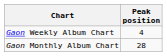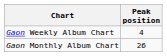(141, 45) 28 -> (141, 45) 26
